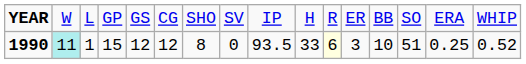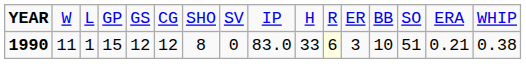(66, 45) paleturquoise background -> (66, 45) no background
(272, 45) 93.5 -> (272, 45) 83.0
(449, 45) 0.25 -> (449, 45) 0.21
(497, 45) 0.52 -> (497, 45) 0.38
